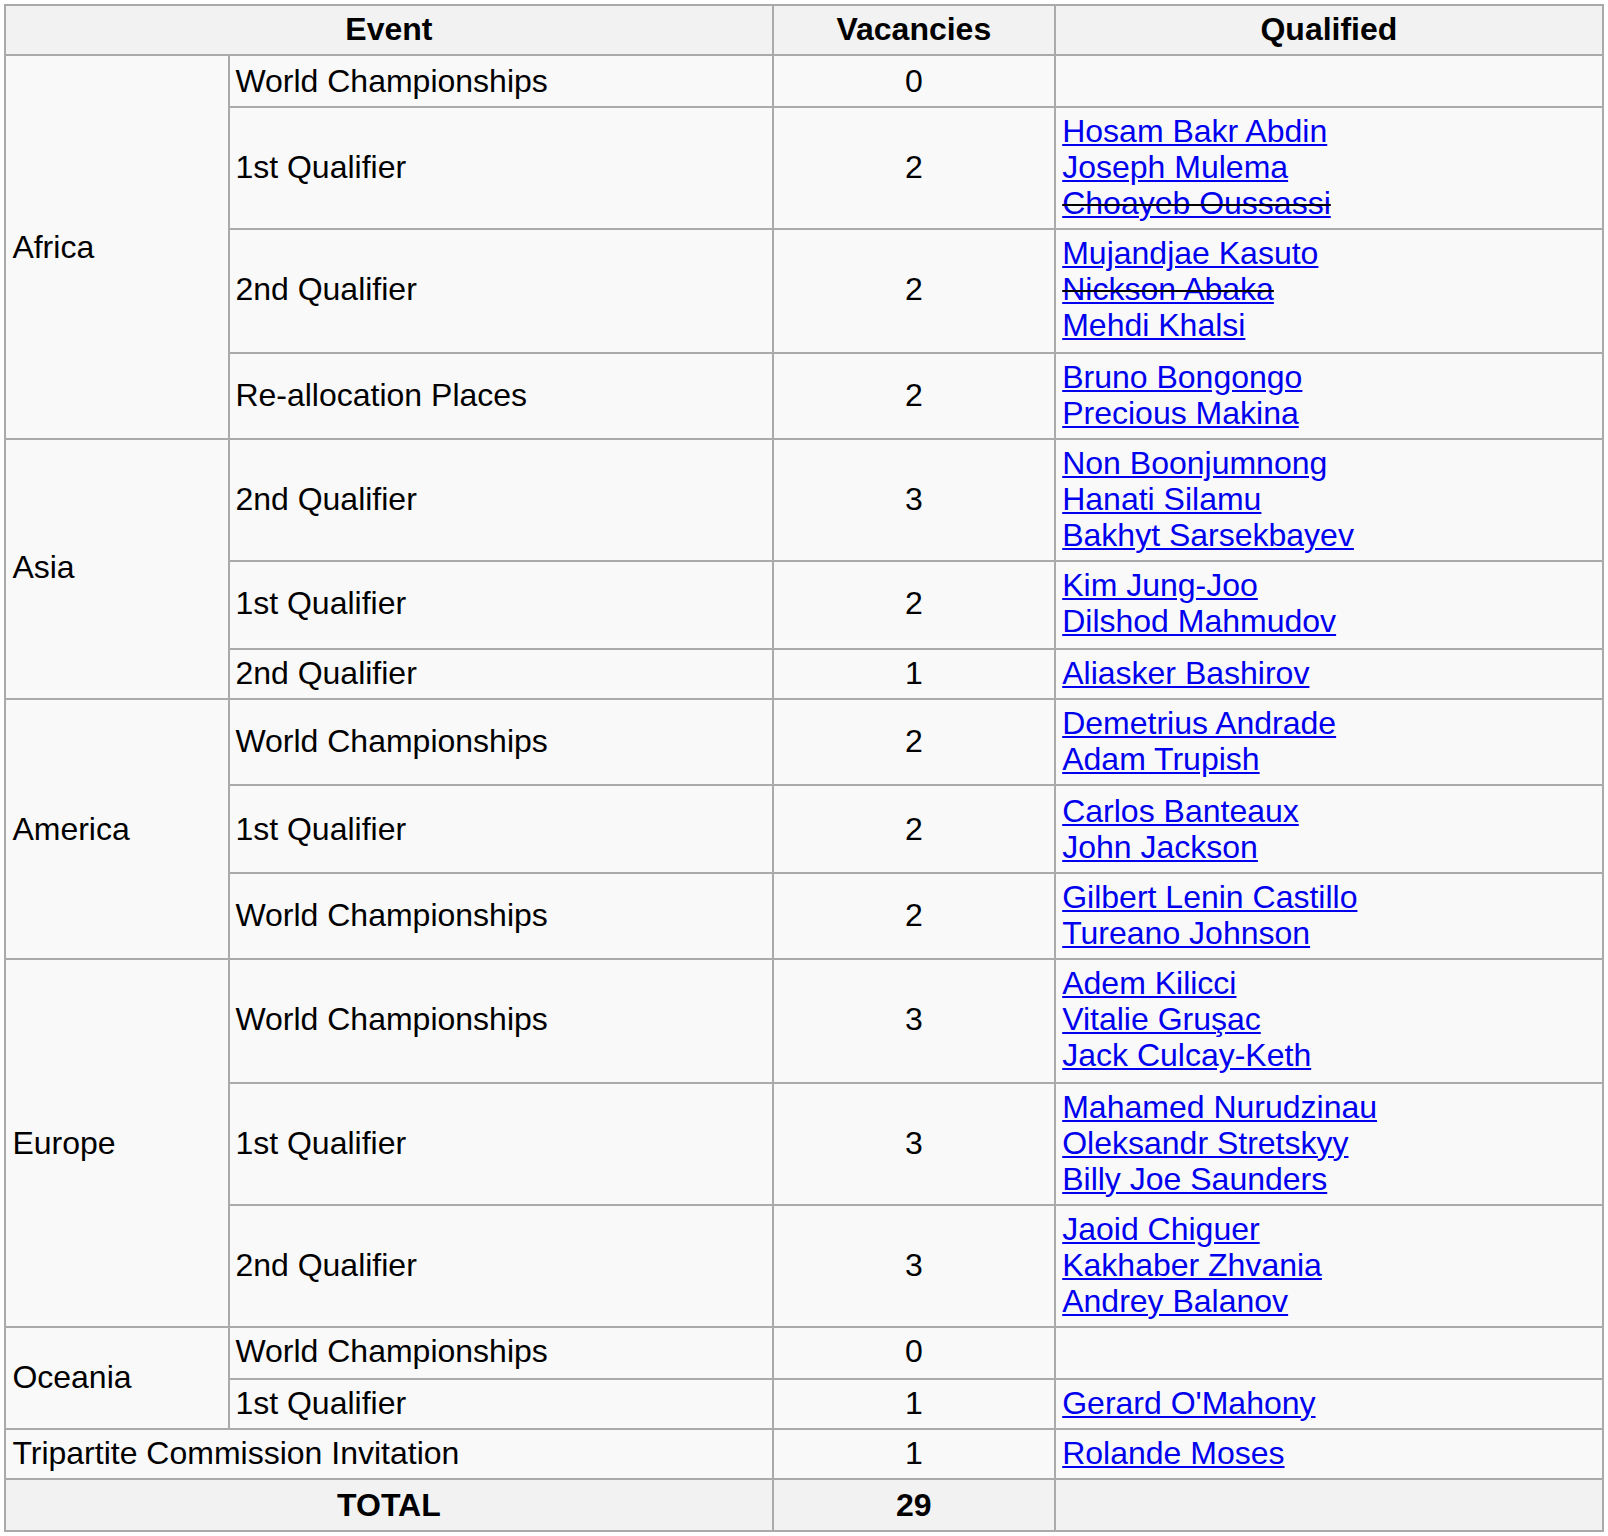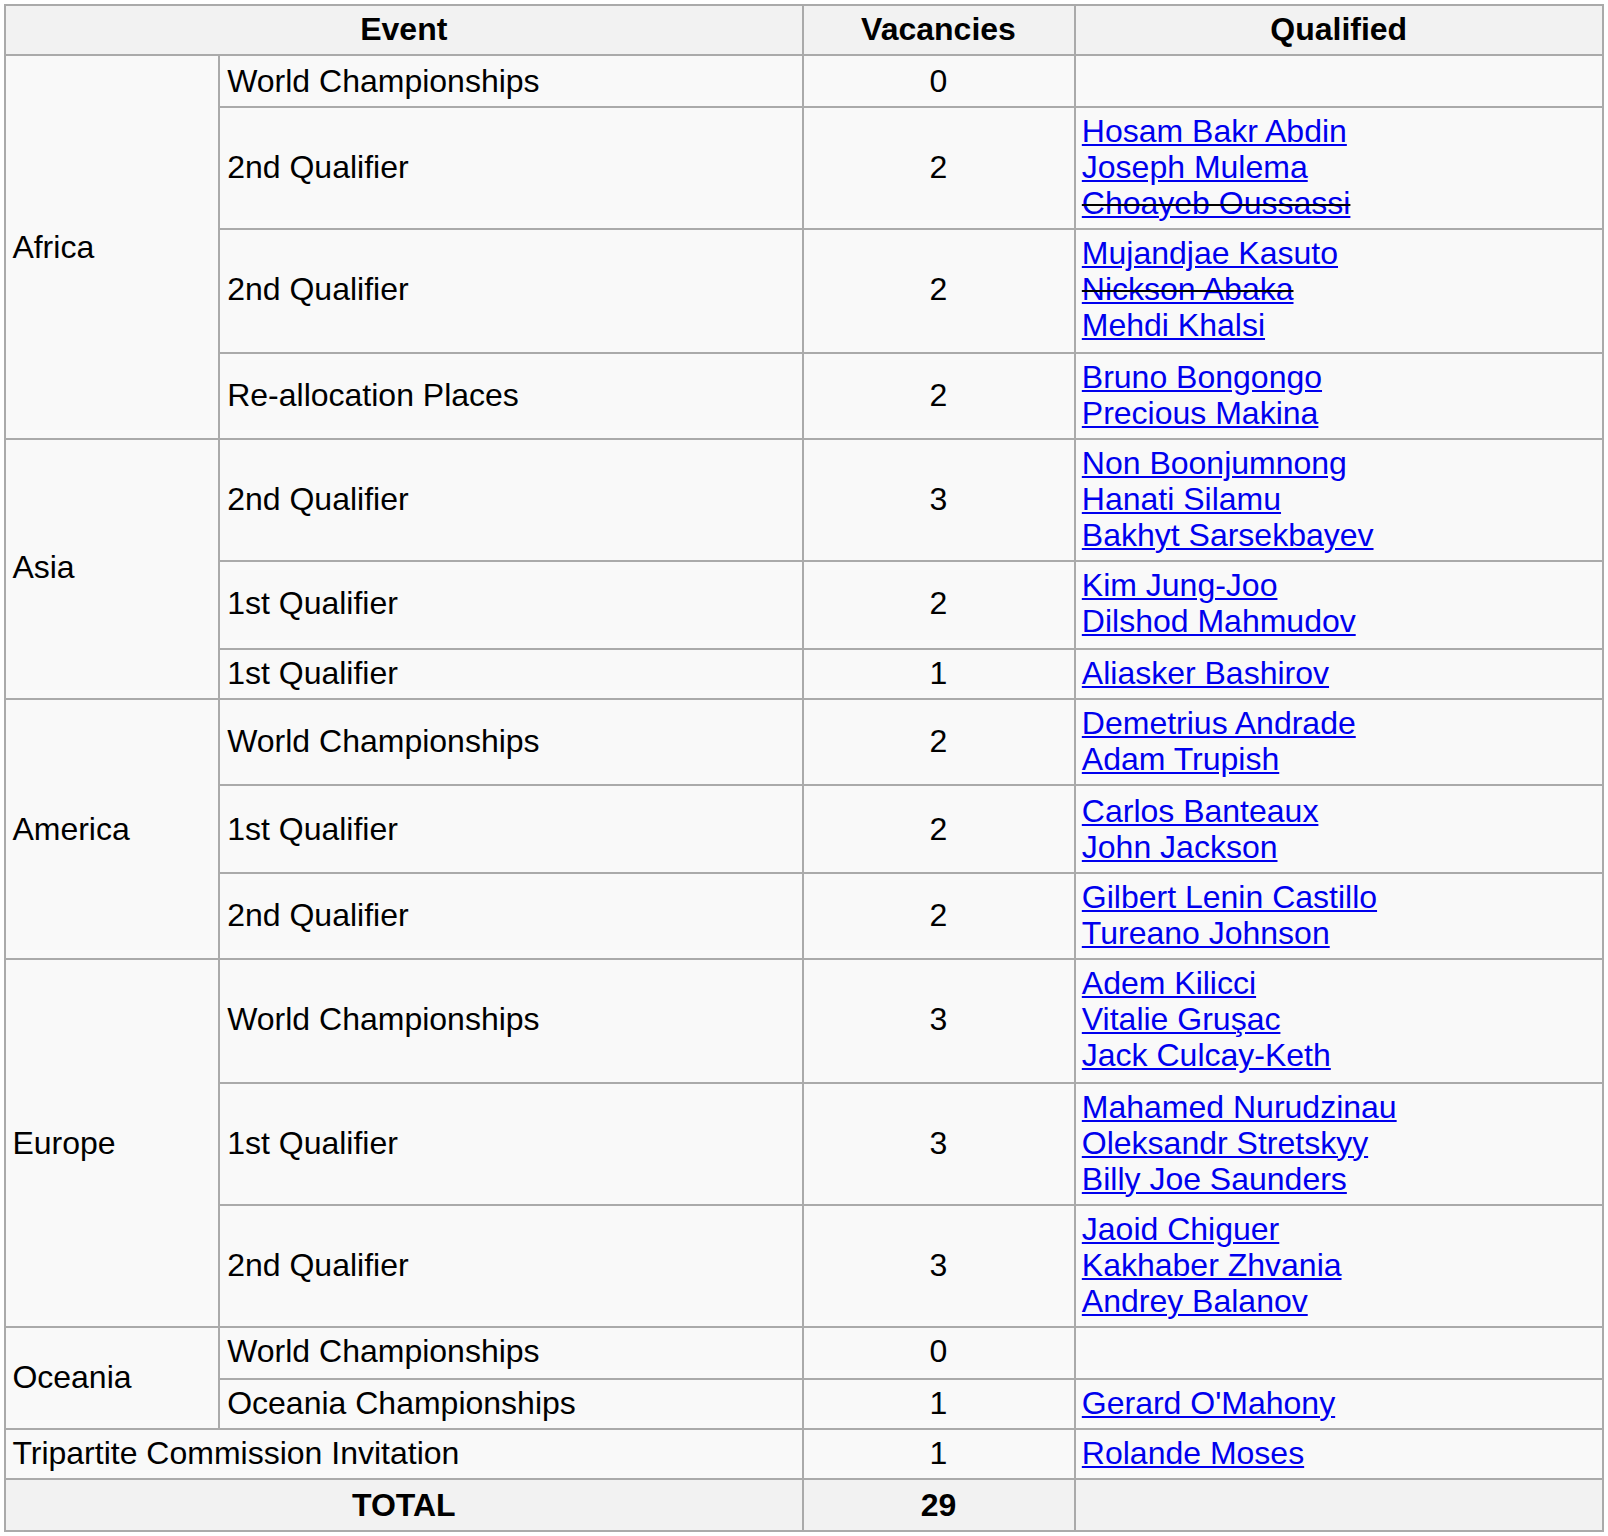(321, 167) 1st Qualifier -> (318, 167) 2nd Qualifier
(326, 673) 2nd Qualifier -> (313, 673) 1st Qualifier
(392, 915) World Championships -> (318, 915) 2nd Qualifier
(321, 1403) 1st Qualifier -> (401, 1403) Oceania Championships
